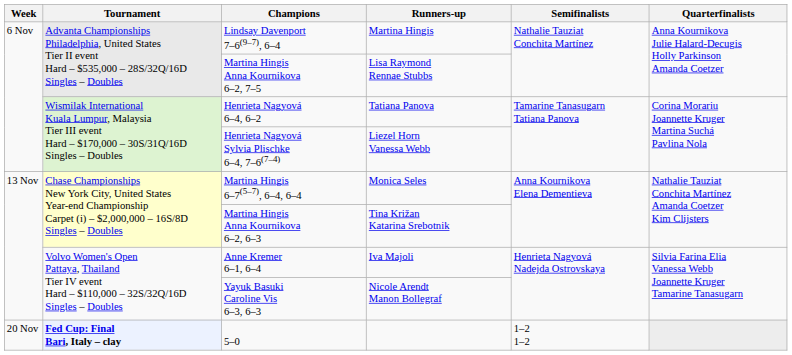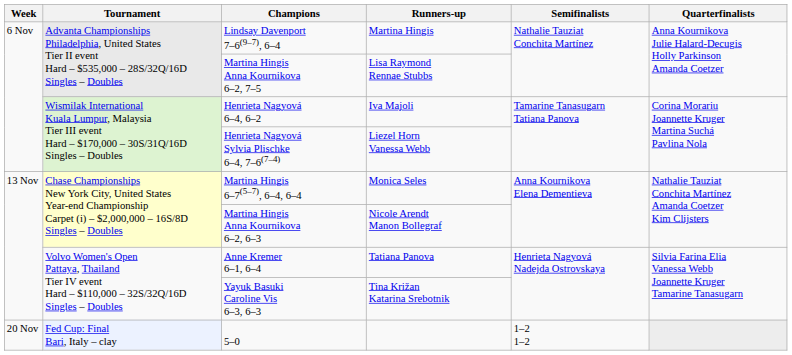(401, 106) Tatiana Panova -> (391, 106) Iva Majoli
(409, 219) Tina Križan Katarina Srebotnik -> (405, 219) Nicole Arendt Manon Bollegraf
(391, 256) Iva Majoli -> (401, 256) Tatiana Panova
(405, 292) Nicole Arendt Manon Bollegraf -> (409, 292) Tina Križan Katarina Srebotnik
(83, 335) bold -> (81, 335) normal
